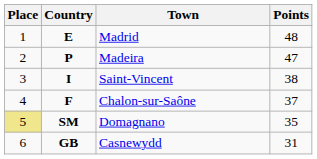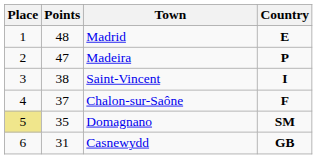columns swapped: (69, 15) <-> (291, 15)
